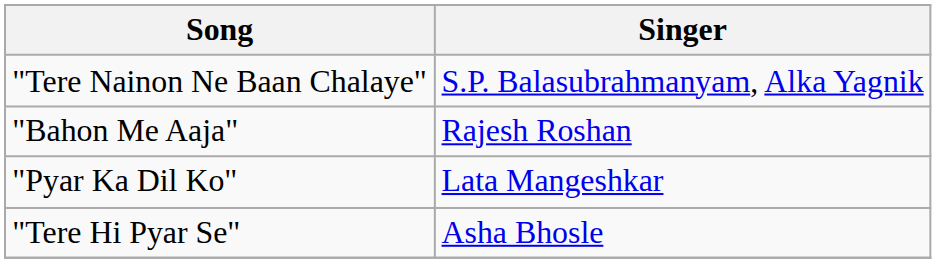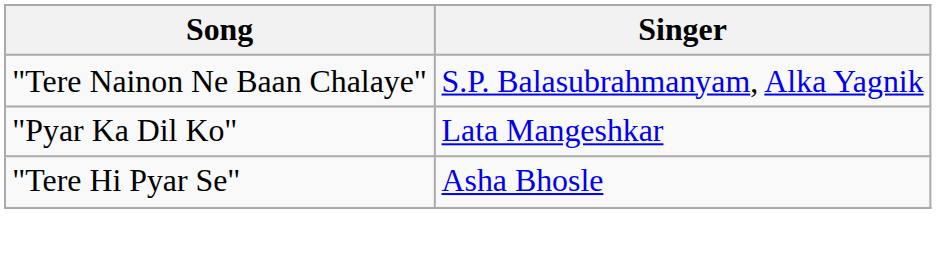- row: (125, 130)
